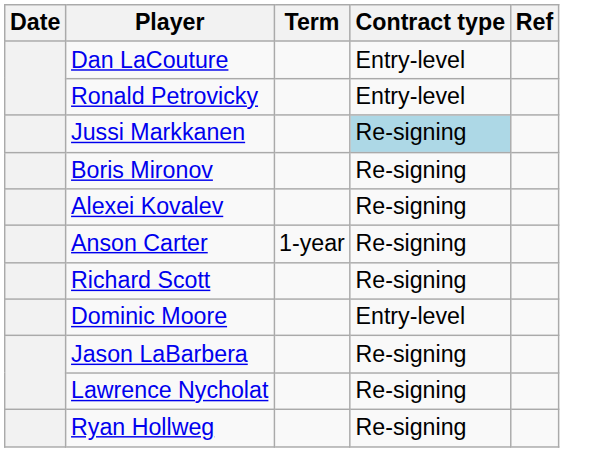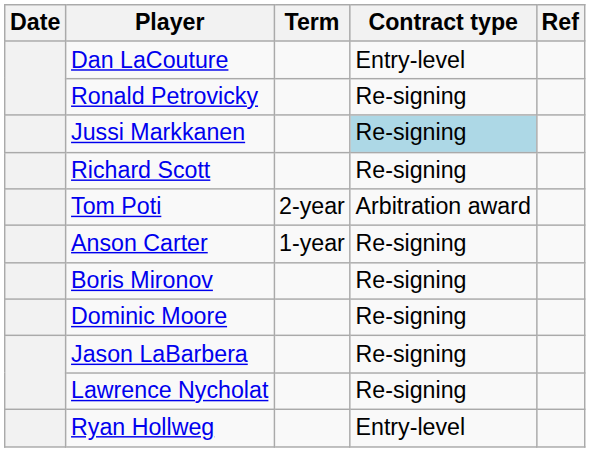(410, 96) Entry-level -> (411, 96) Re-signing
rows swapped: (141, 280) <-> (142, 170)
+ row: (116, 206)
- row: (147, 206)
(410, 317) Entry-level -> (411, 317) Re-signing
(411, 427) Re-signing -> (410, 427) Entry-level
